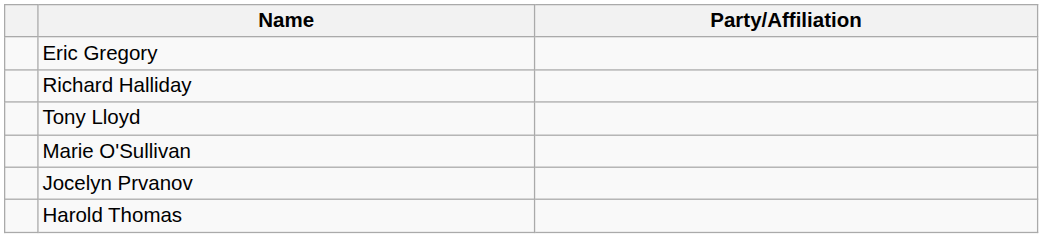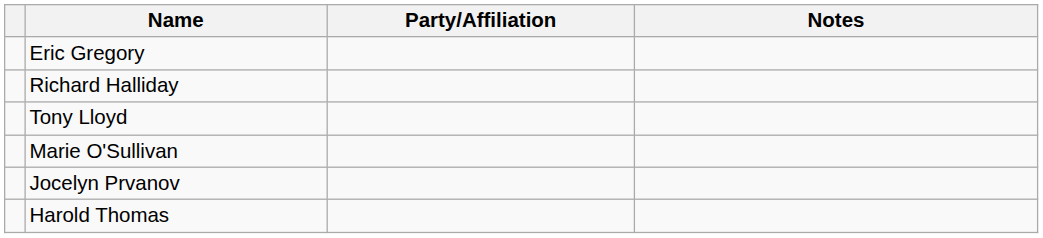+ column: (836, 20)
